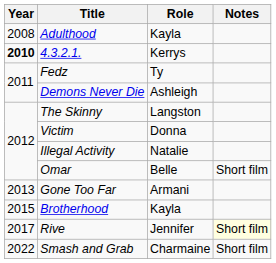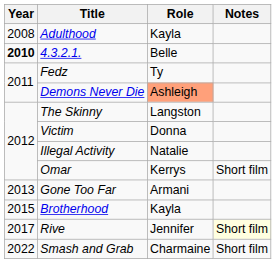(168, 53) Kerrys -> (164, 53) Belle
(174, 92) no background -> (174, 92) lightsalmon background
(164, 170) Belle -> (168, 170) Kerrys
